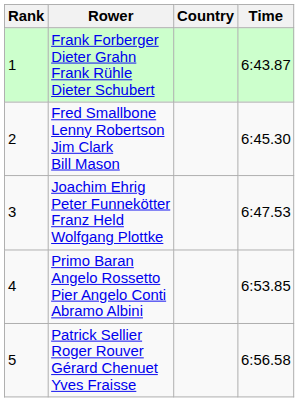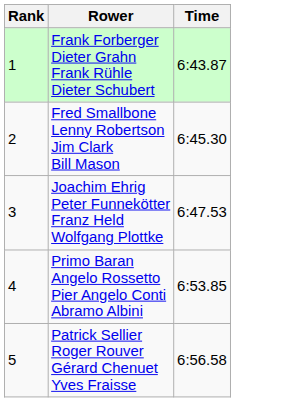- column: (206, 16)
